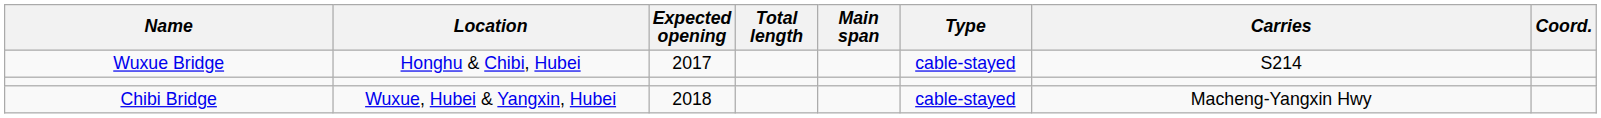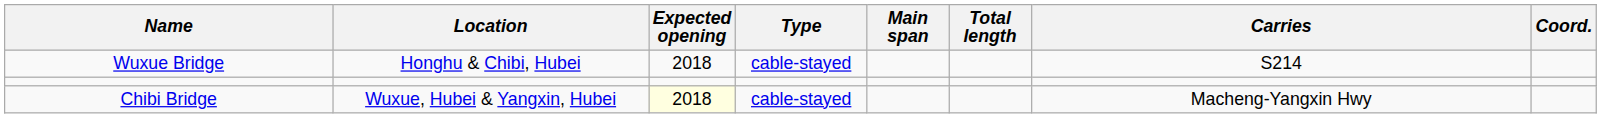columns swapped: (777, 27) <-> (965, 27)
(692, 63) 2017 -> (692, 63) 2018
(692, 98) no background -> (692, 98) lightyellow background
